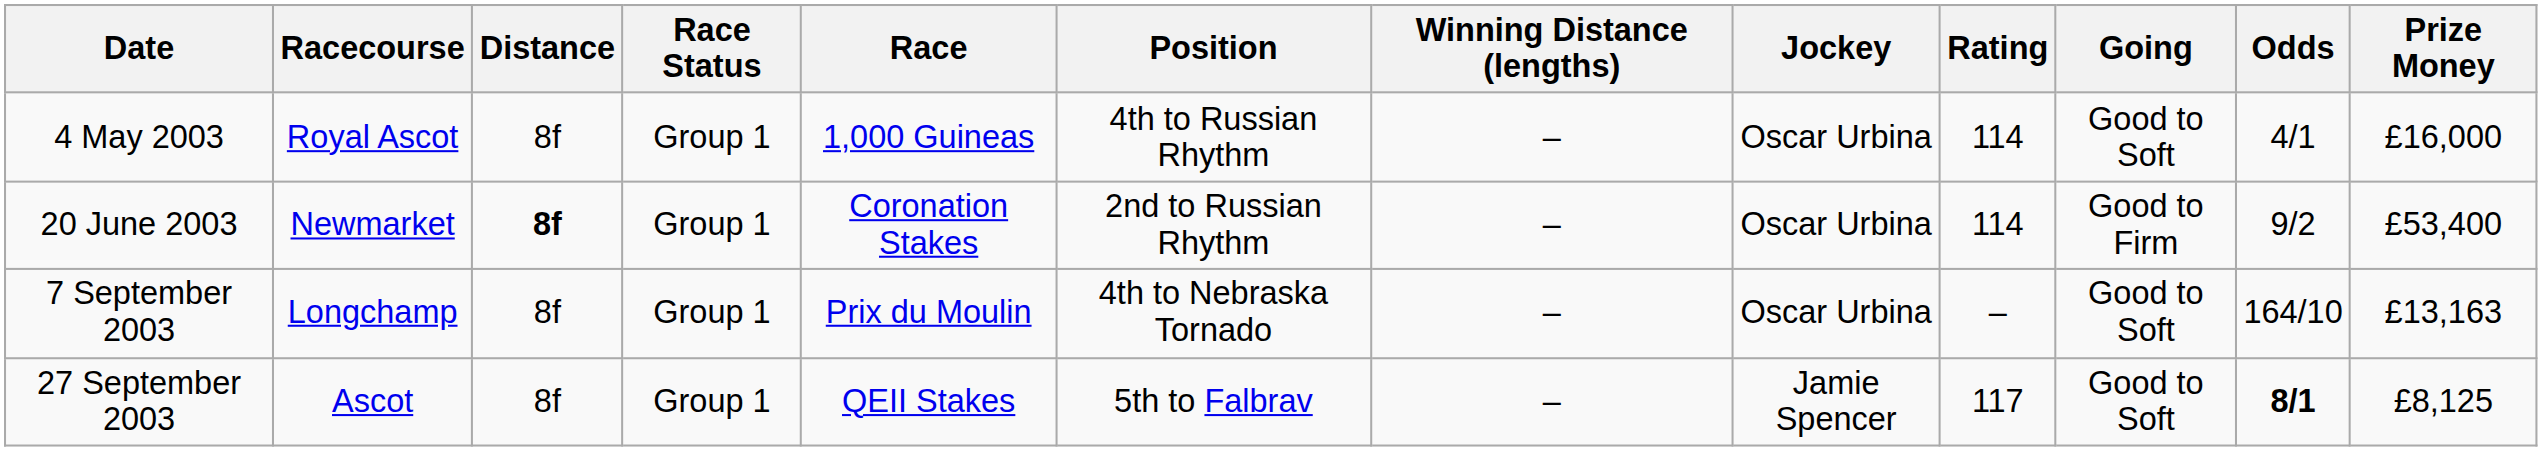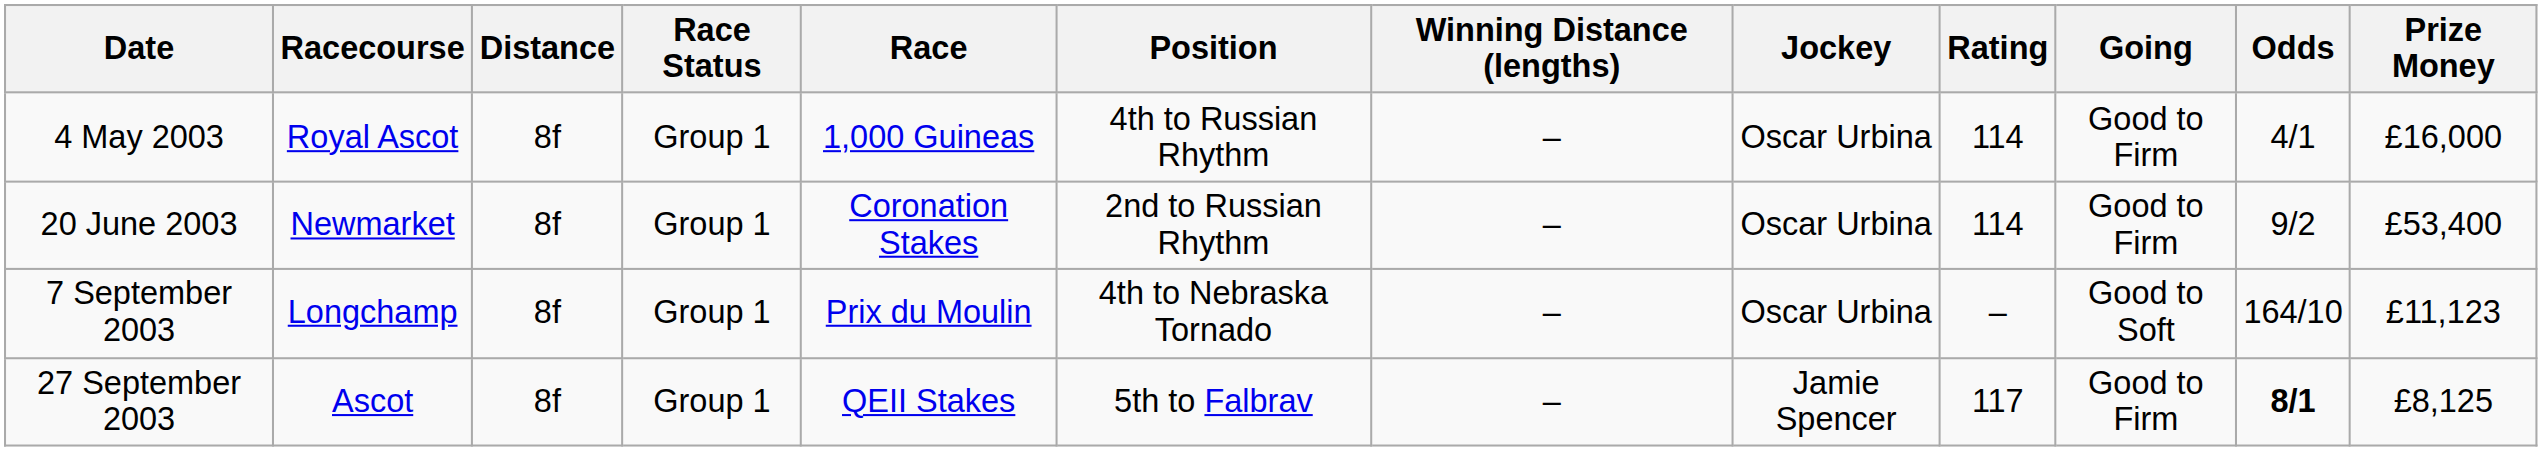(2146, 136) Good to Soft -> (2146, 136) Good to Firm
(547, 224) bold -> (547, 224) normal
(2443, 312) £13,163 -> (2443, 312) £11,123
(2146, 400) Good to Soft -> (2146, 400) Good to Firm
